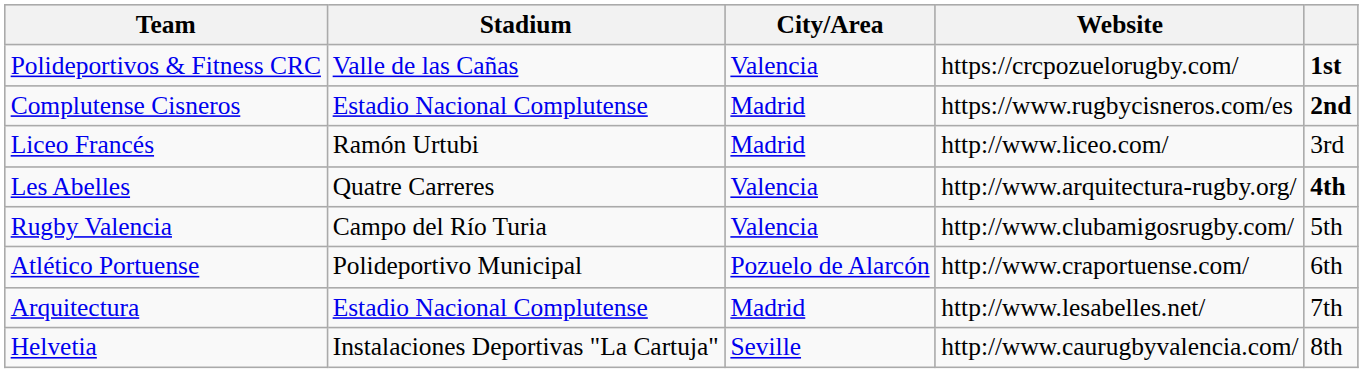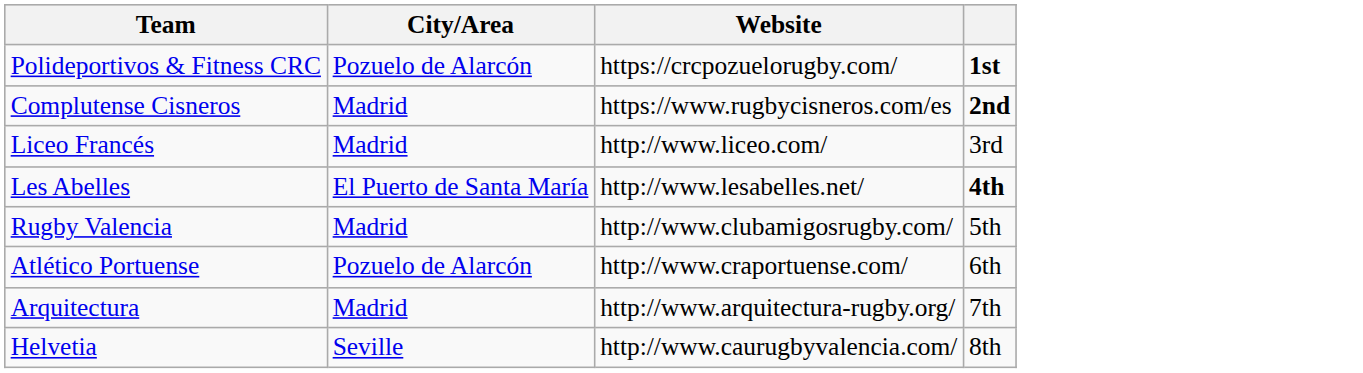- column: (526, 24)
(774, 65) Valencia -> (432, 65) Pozuelo de Alarcón
(774, 186) Valencia -> (461, 186) El Puerto de Santa María
(1119, 186) http://www.arquitectura-rugby.org/ -> (732, 186) http://www.lesabelles.net/
(774, 226) Valencia -> (370, 226) Madrid
(1073, 307) http://www.lesabelles.net/ -> (778, 307) http://www.arquitectura-rugby.org/
